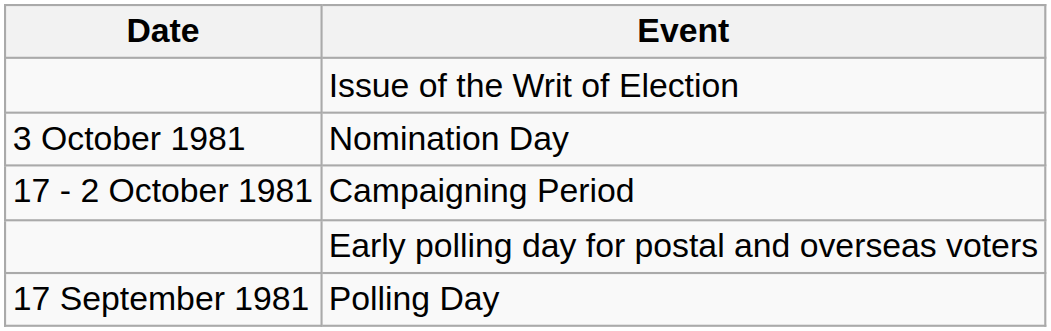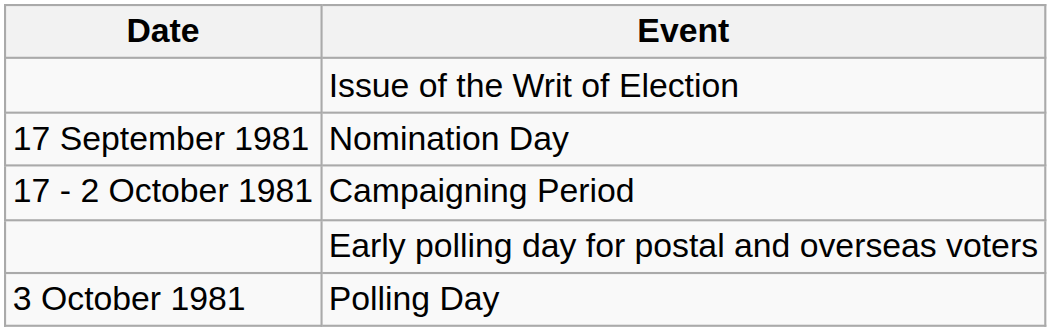(129, 138) 3 October 1981 -> (161, 138) 17 September 1981
(161, 298) 17 September 1981 -> (129, 298) 3 October 1981
